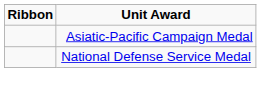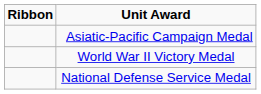+ row: (156, 57)
